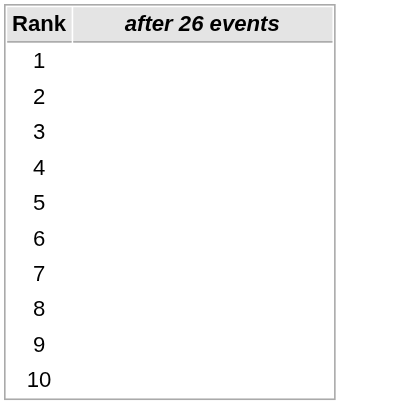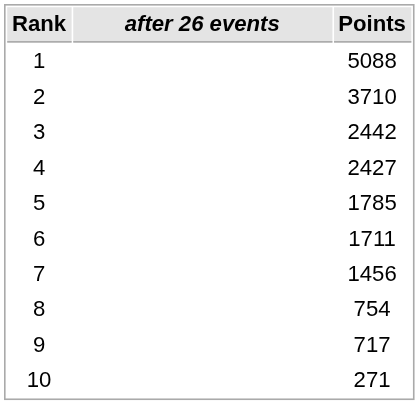+ column: (372, 24)
